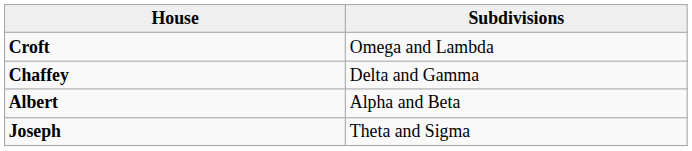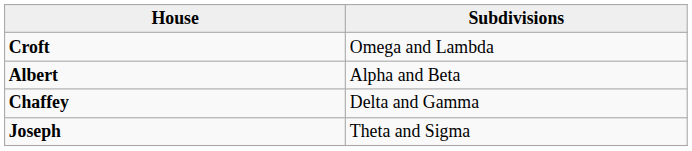rows swapped: (33, 103) <-> (39, 74)
